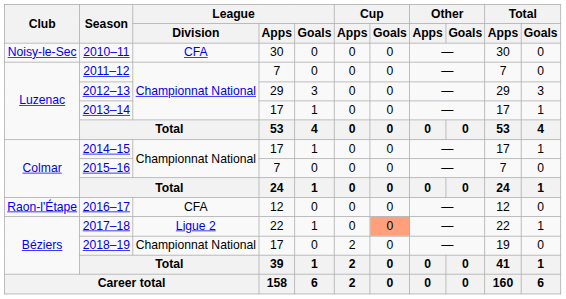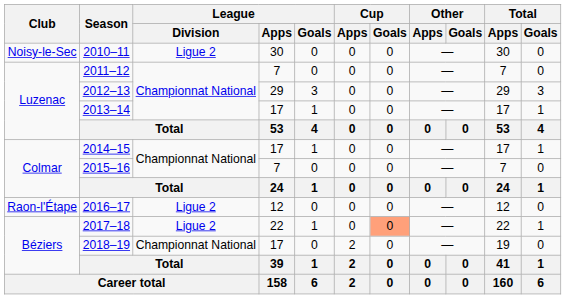(196, 52) CFA -> (196, 52) Ligue 2
(196, 206) CFA -> (196, 206) Ligue 2
